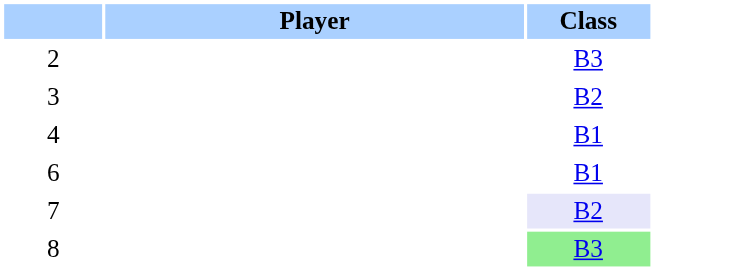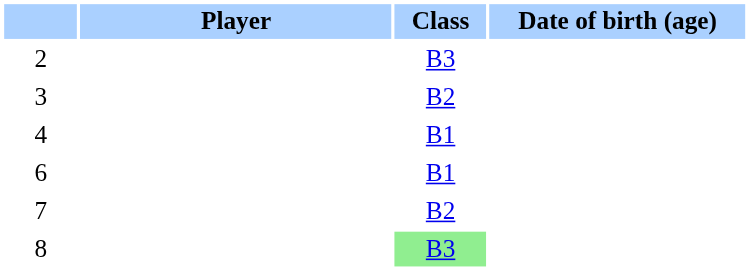+ column: (618, 21)
(588, 210) lavender background -> (441, 210) no background
